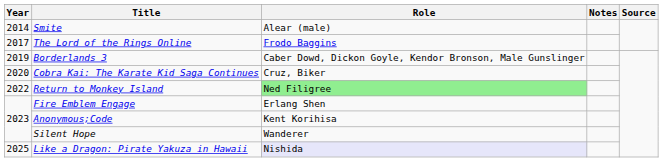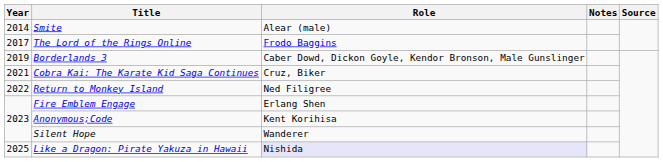(18, 73) 2020 -> (18, 73) 2021
(297, 88) lightgreen background -> (297, 88) no background
